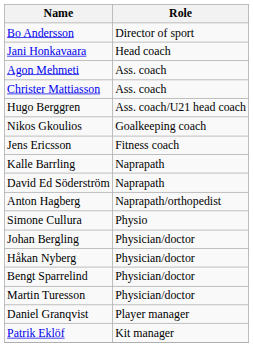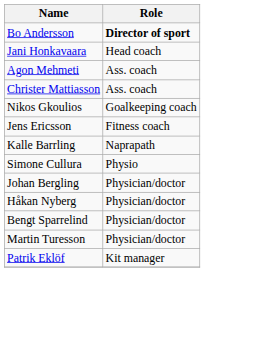(155, 32) normal -> (148, 32) bold
- row: (44, 107)
- row: (58, 182)
- row: (44, 201)
- row: (48, 314)
